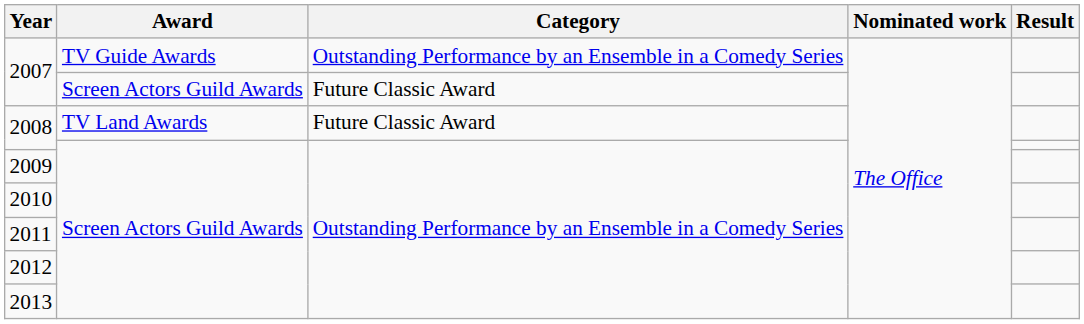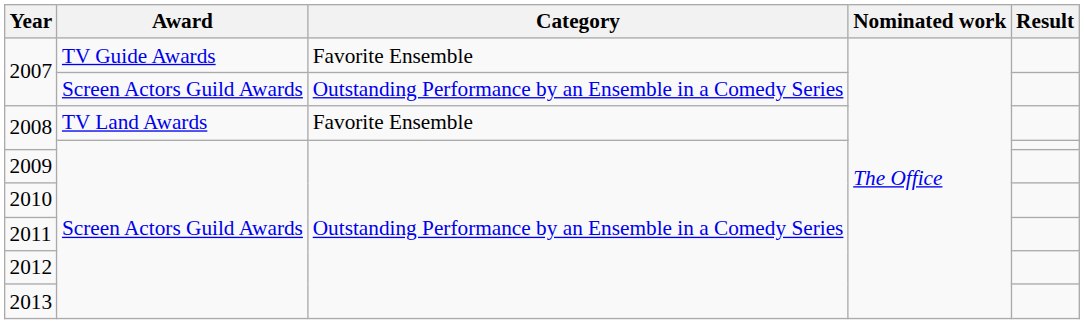(578, 55) Outstanding Performance by an Ensemble in a Comedy Series -> (393, 55) Favorite Ensemble
(404, 88) Future Classic Award -> (578, 88) Outstanding Performance by an Ensemble in a Comedy Series
(404, 122) Future Classic Award -> (393, 122) Favorite Ensemble
